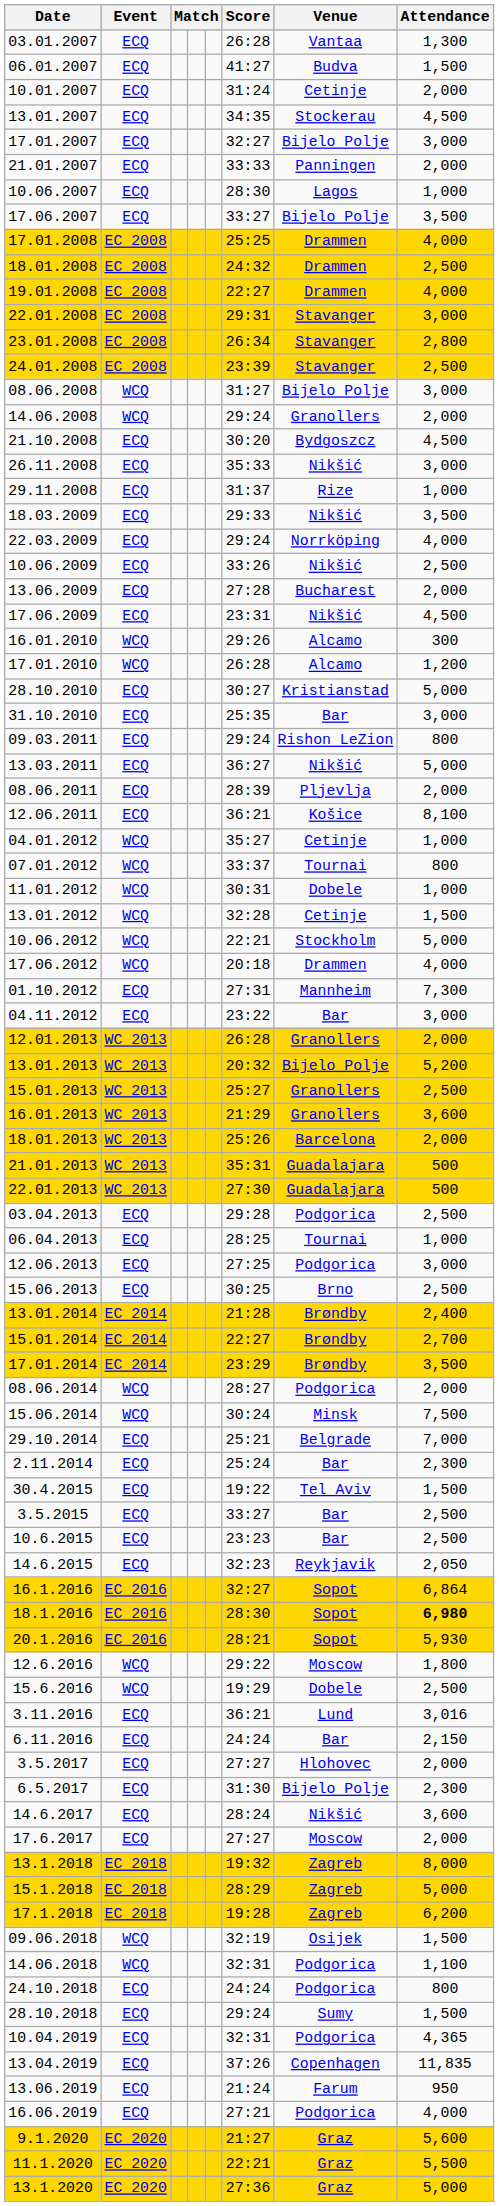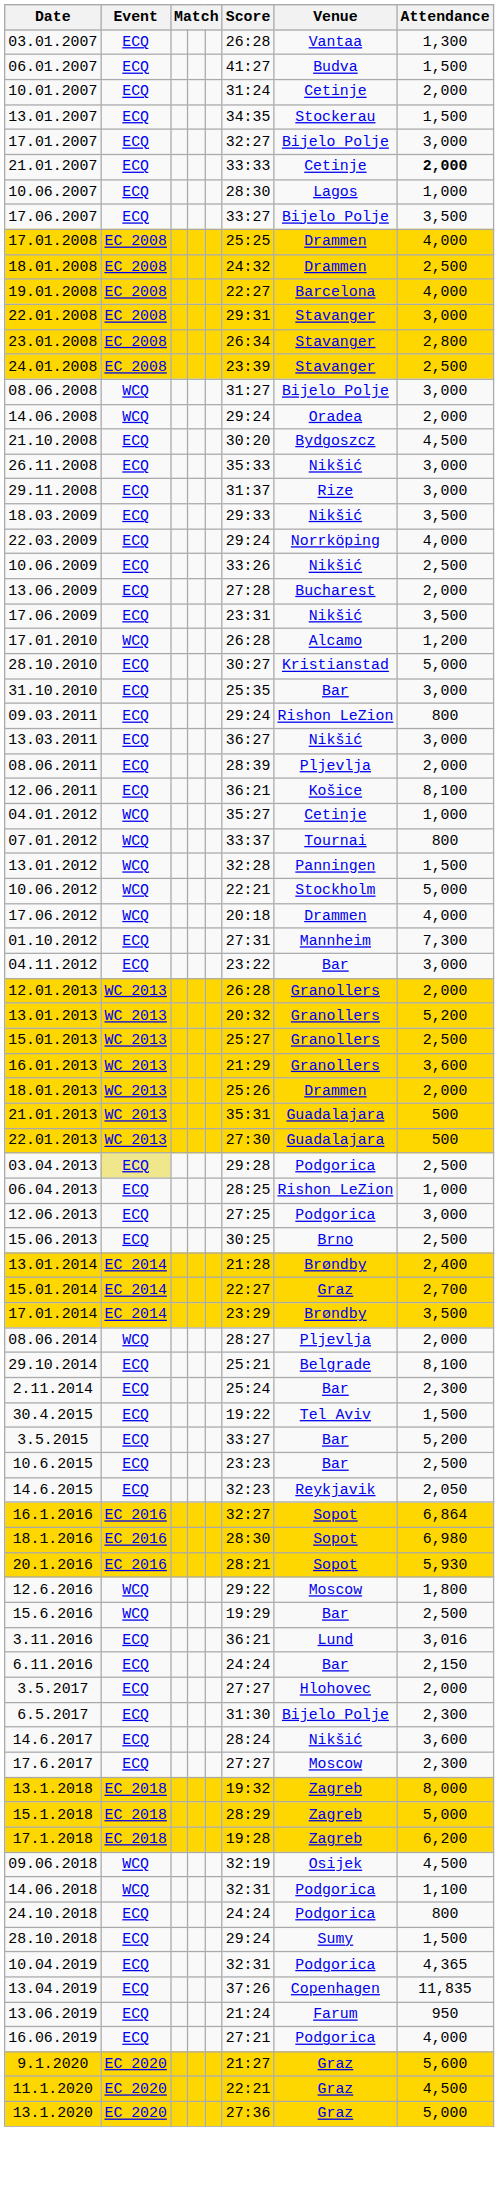(445, 117) 4,500 -> (445, 117) 1,500
(335, 167) Panningen -> (335, 167) Cetinje
(445, 167) normal -> (445, 167) bold
(335, 291) Drammen -> (335, 291) Barcelona
(335, 416) Granollers -> (335, 416) Oradea
(445, 491) 1,000 -> (445, 491) 3,000
(445, 616) 4,500 -> (445, 616) 3,500
- row: (53, 641)
(445, 766) 5,000 -> (445, 741) 3,000
- row: (53, 891)
(335, 915) Cetinje -> (335, 866) Panningen
(335, 1065) Bijelo Polje -> (335, 1015) Granollers
(335, 1140) Barcelona -> (335, 1090) Drammen
(136, 1215) no background -> (136, 1165) khaki background
(335, 1240) Tournai -> (335, 1190) Rishon LeZion
(335, 1340) Brøndby -> (335, 1290) Graz
(335, 1390) Podgorica -> (335, 1340) Pljevlja
- row: (53, 1415)
(445, 1440) 7,000 -> (445, 1365) 8,100
(445, 1515) 2,500 -> (445, 1440) 5,200
(445, 1614) bold -> (445, 1540) normal
(335, 1689) Dobele -> (335, 1614) Bar
(445, 1839) 2,000 -> (445, 1764) 2,300
(445, 1939) 1,500 -> (445, 1864) 4,500
(445, 2164) 5,500 -> (445, 2089) 4,500
